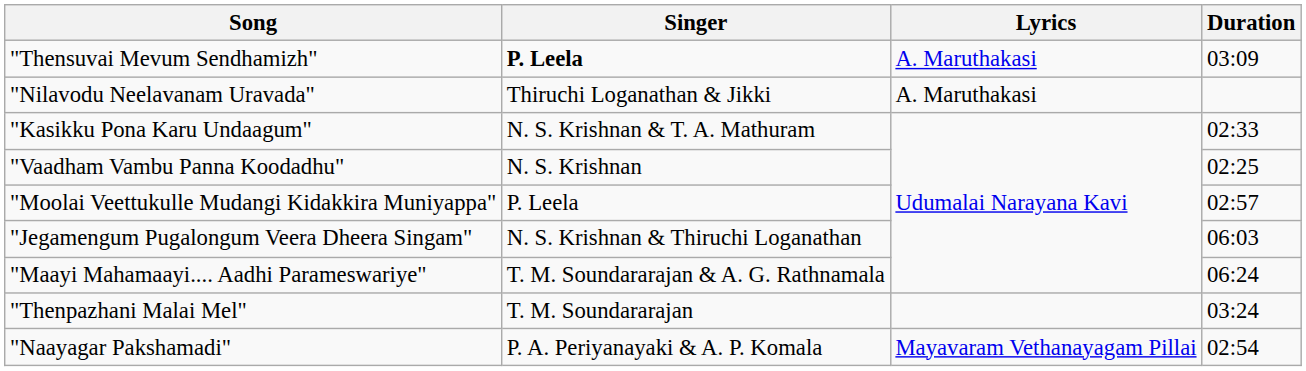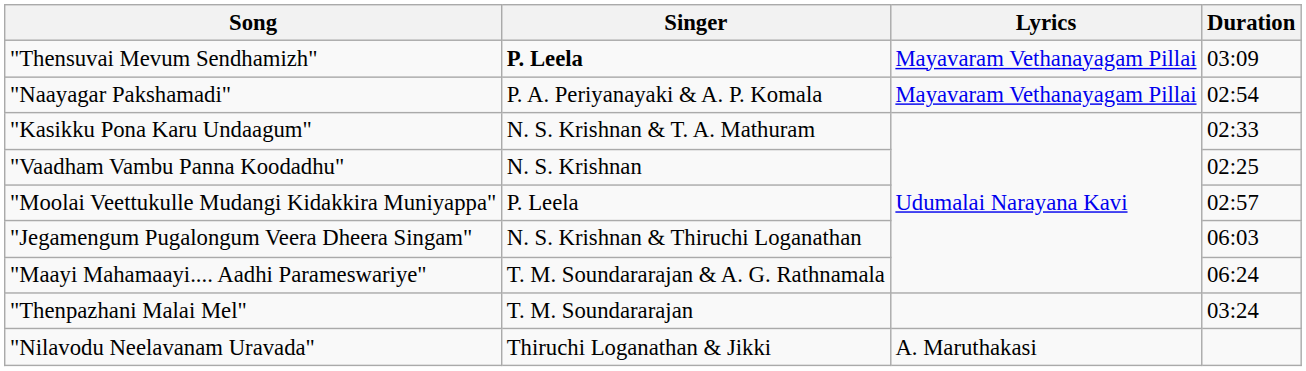(966, 58) A. Maruthakasi -> (1046, 58) Mayavaram Vethanayagam Pillai
rows swapped: (120, 346) <-> (162, 94)
